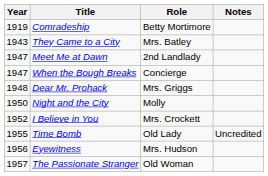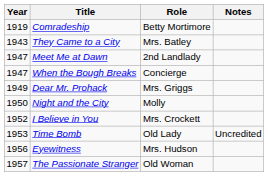(17, 88) 1948 -> (17, 88) 1949
(17, 133) 1955 -> (17, 133) 1953
